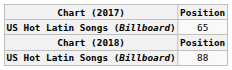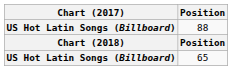rows swapped: (203, 58) <-> (203, 27)
